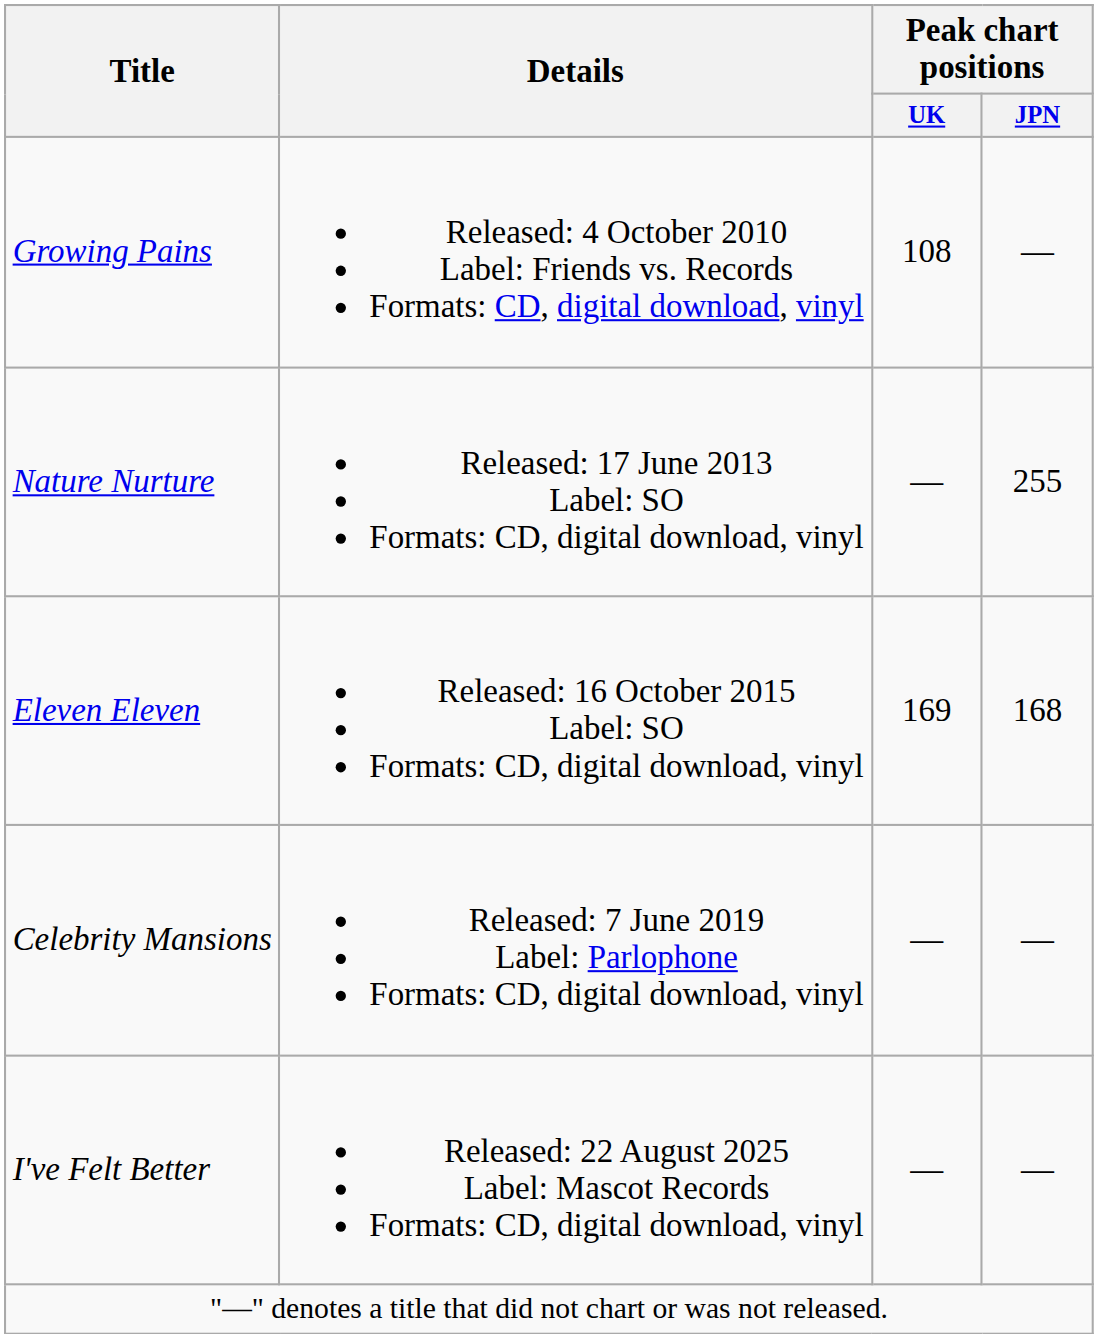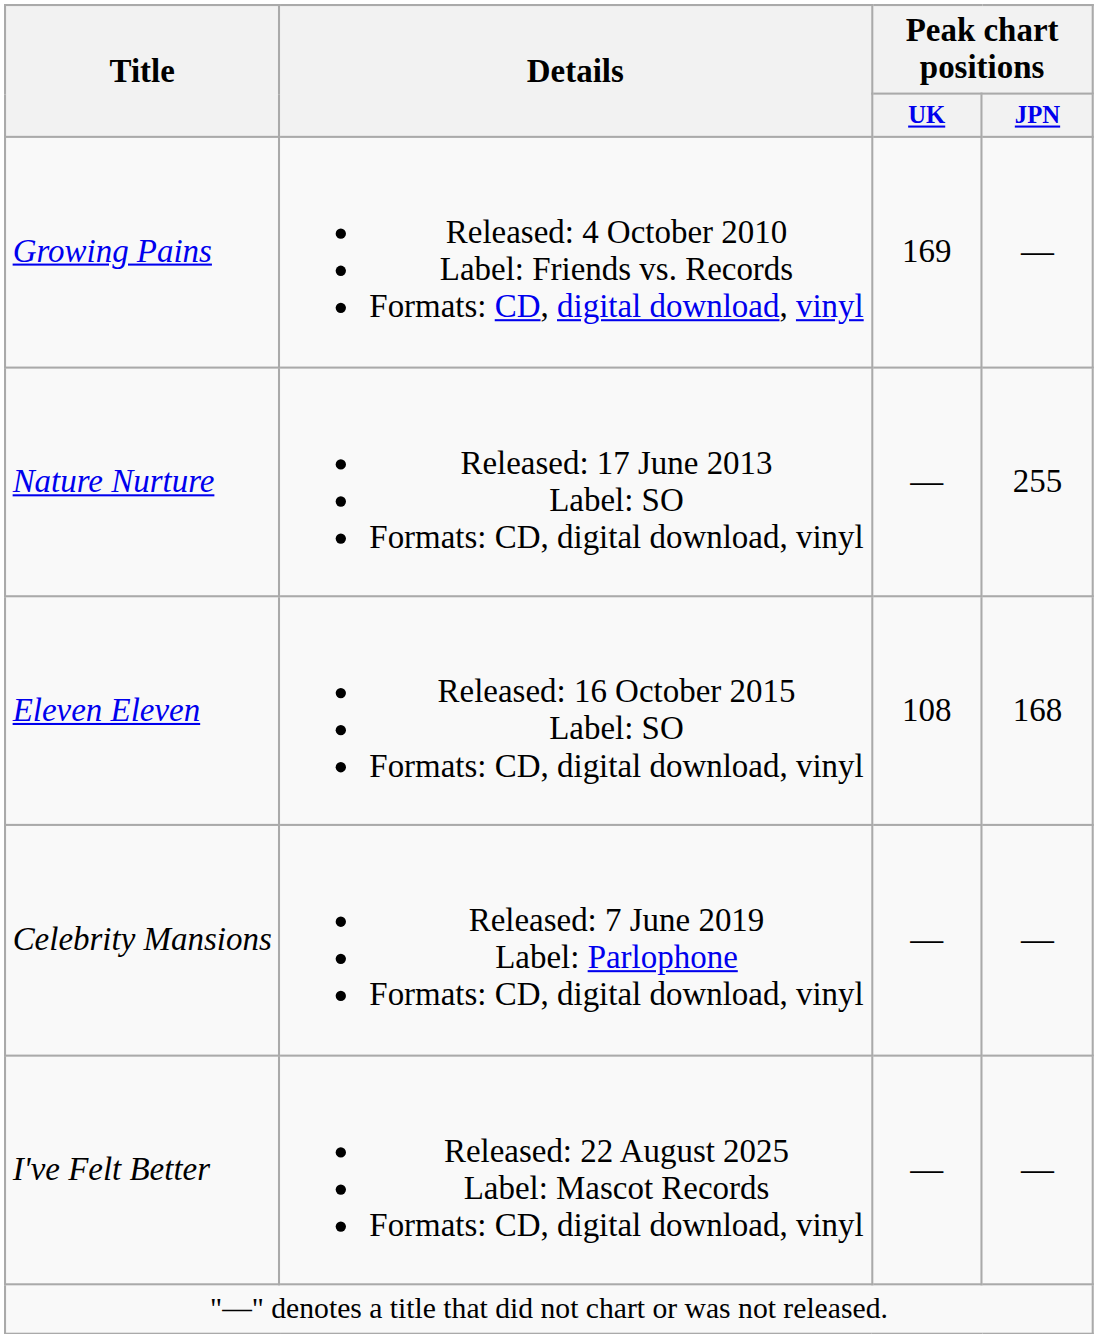(927, 251) 108 -> (927, 251) 169
(927, 710) 169 -> (927, 710) 108
